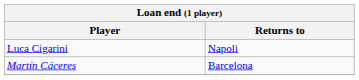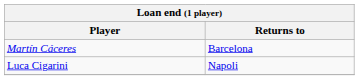rows swapped: (37, 48) <-> (41, 65)
